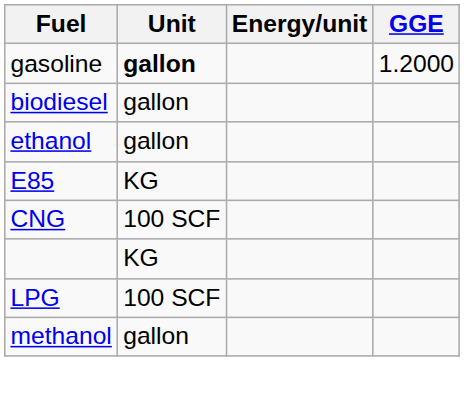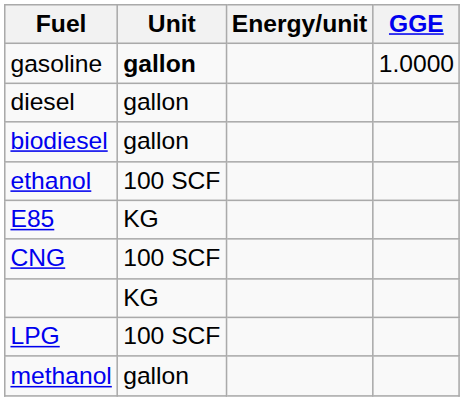(416, 63) 1.2000 -> (416, 63) 1.0000
+ row: (43, 102)
(156, 141) gallon -> (172, 180) 100 SCF
